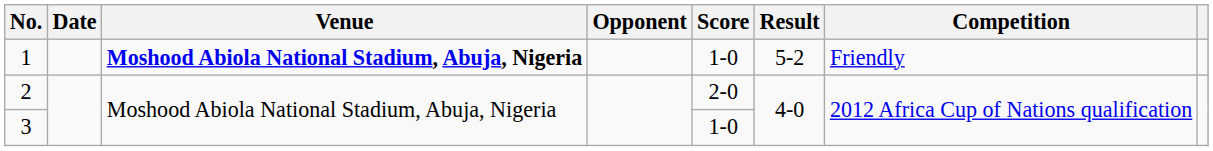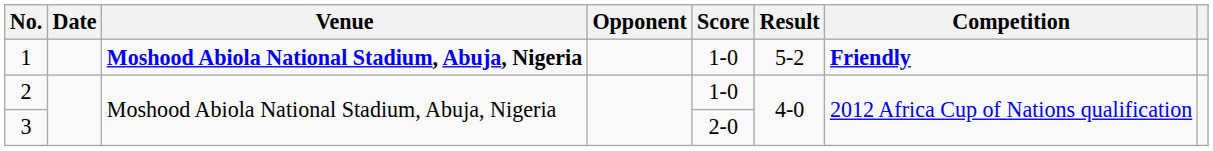(867, 57) normal -> (870, 57) bold
(723, 92) 2-0 -> (723, 92) 1-0
(723, 127) 1-0 -> (723, 127) 2-0
